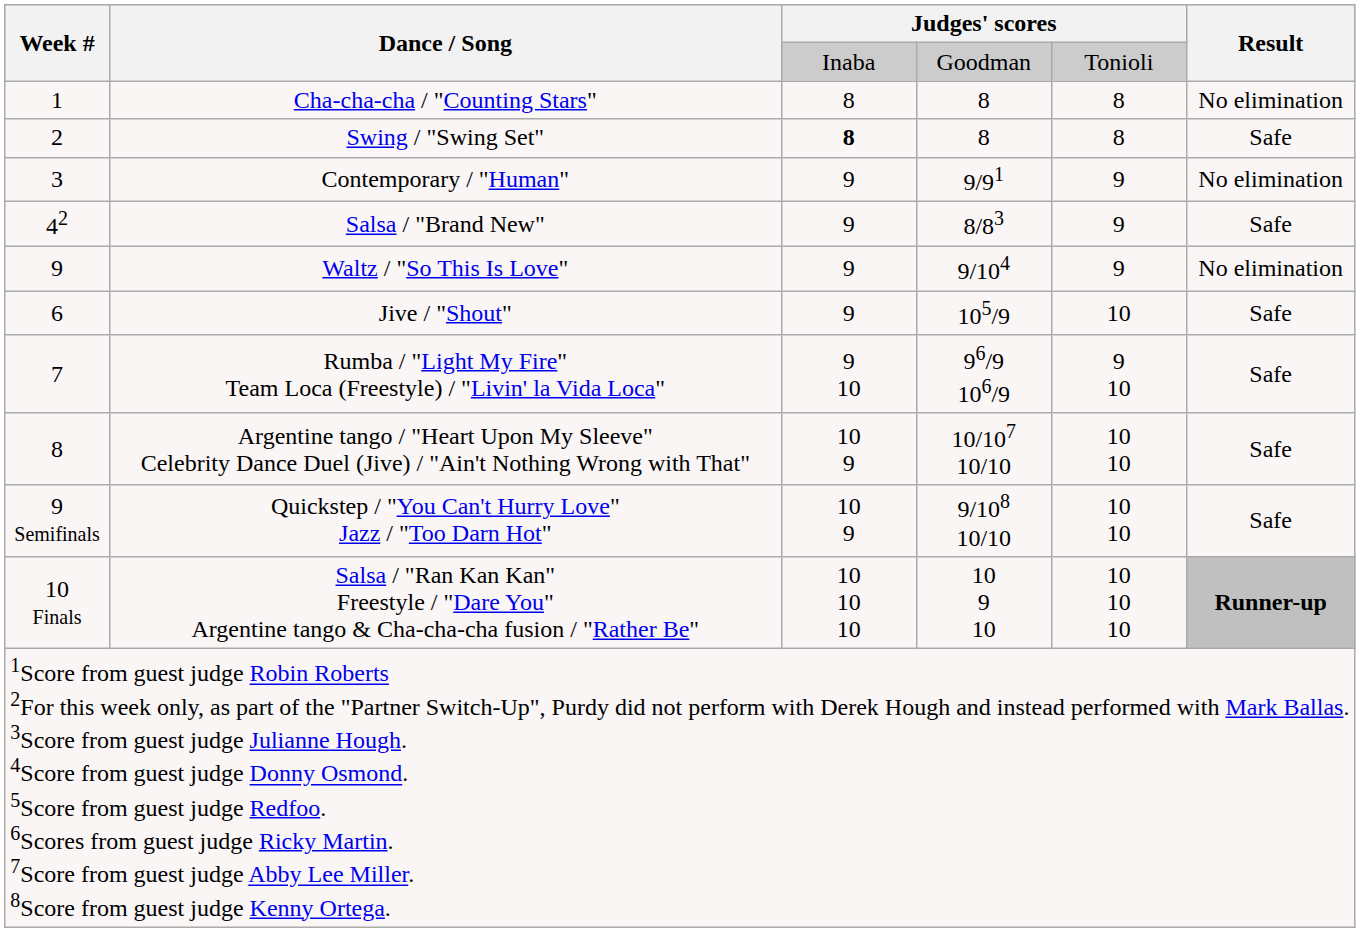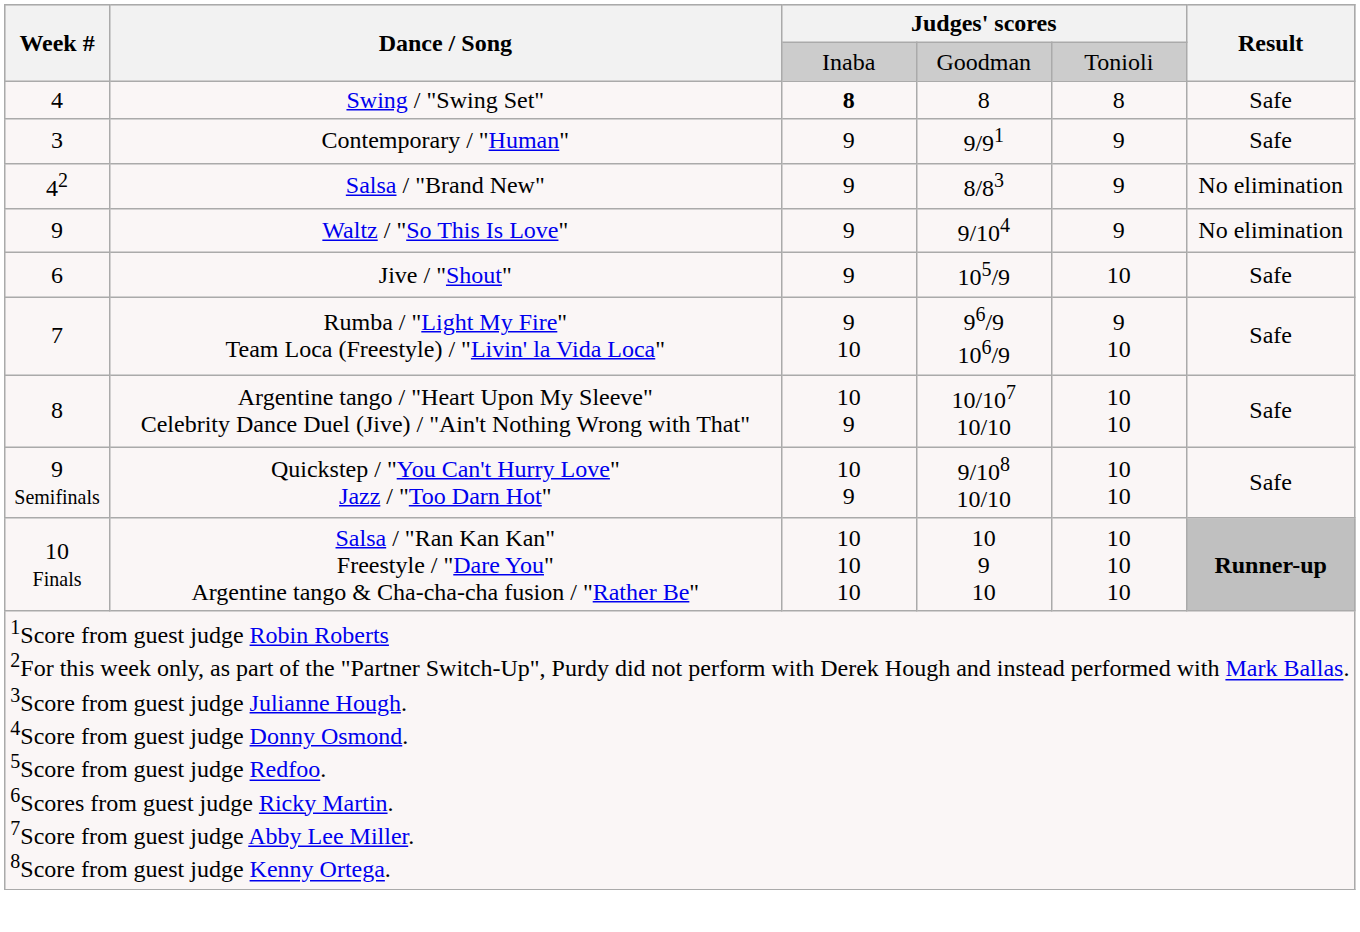- row: (445, 99)
(57, 137) 2 -> (57, 99) 4
(1271, 179) No elimination -> (1271, 140) Safe
(1271, 223) Safe -> (1271, 185) No elimination
